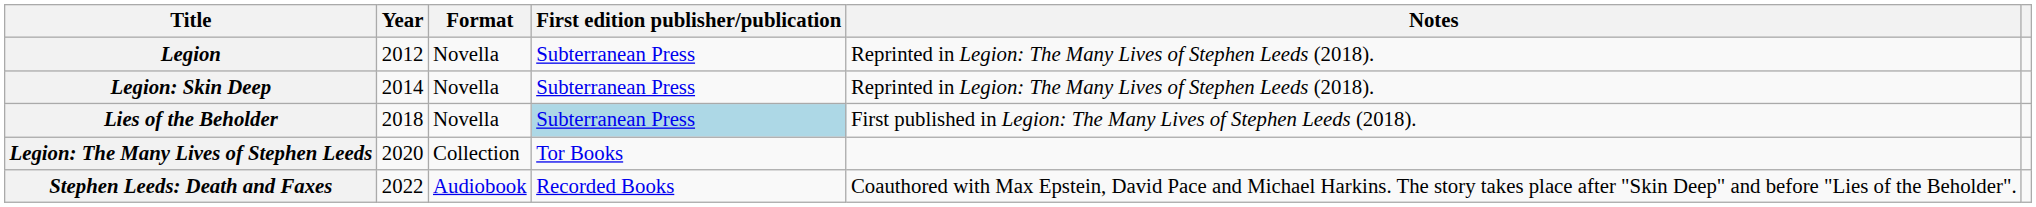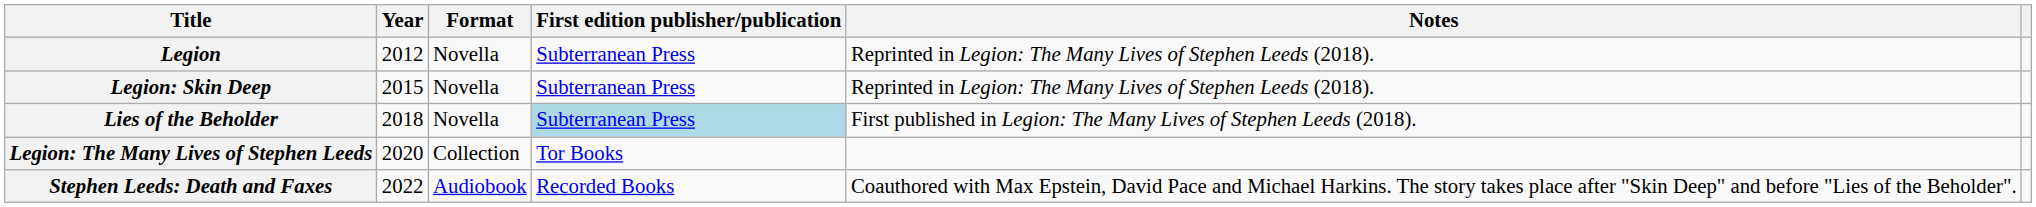(403, 86) 2014 -> (403, 86) 2015
